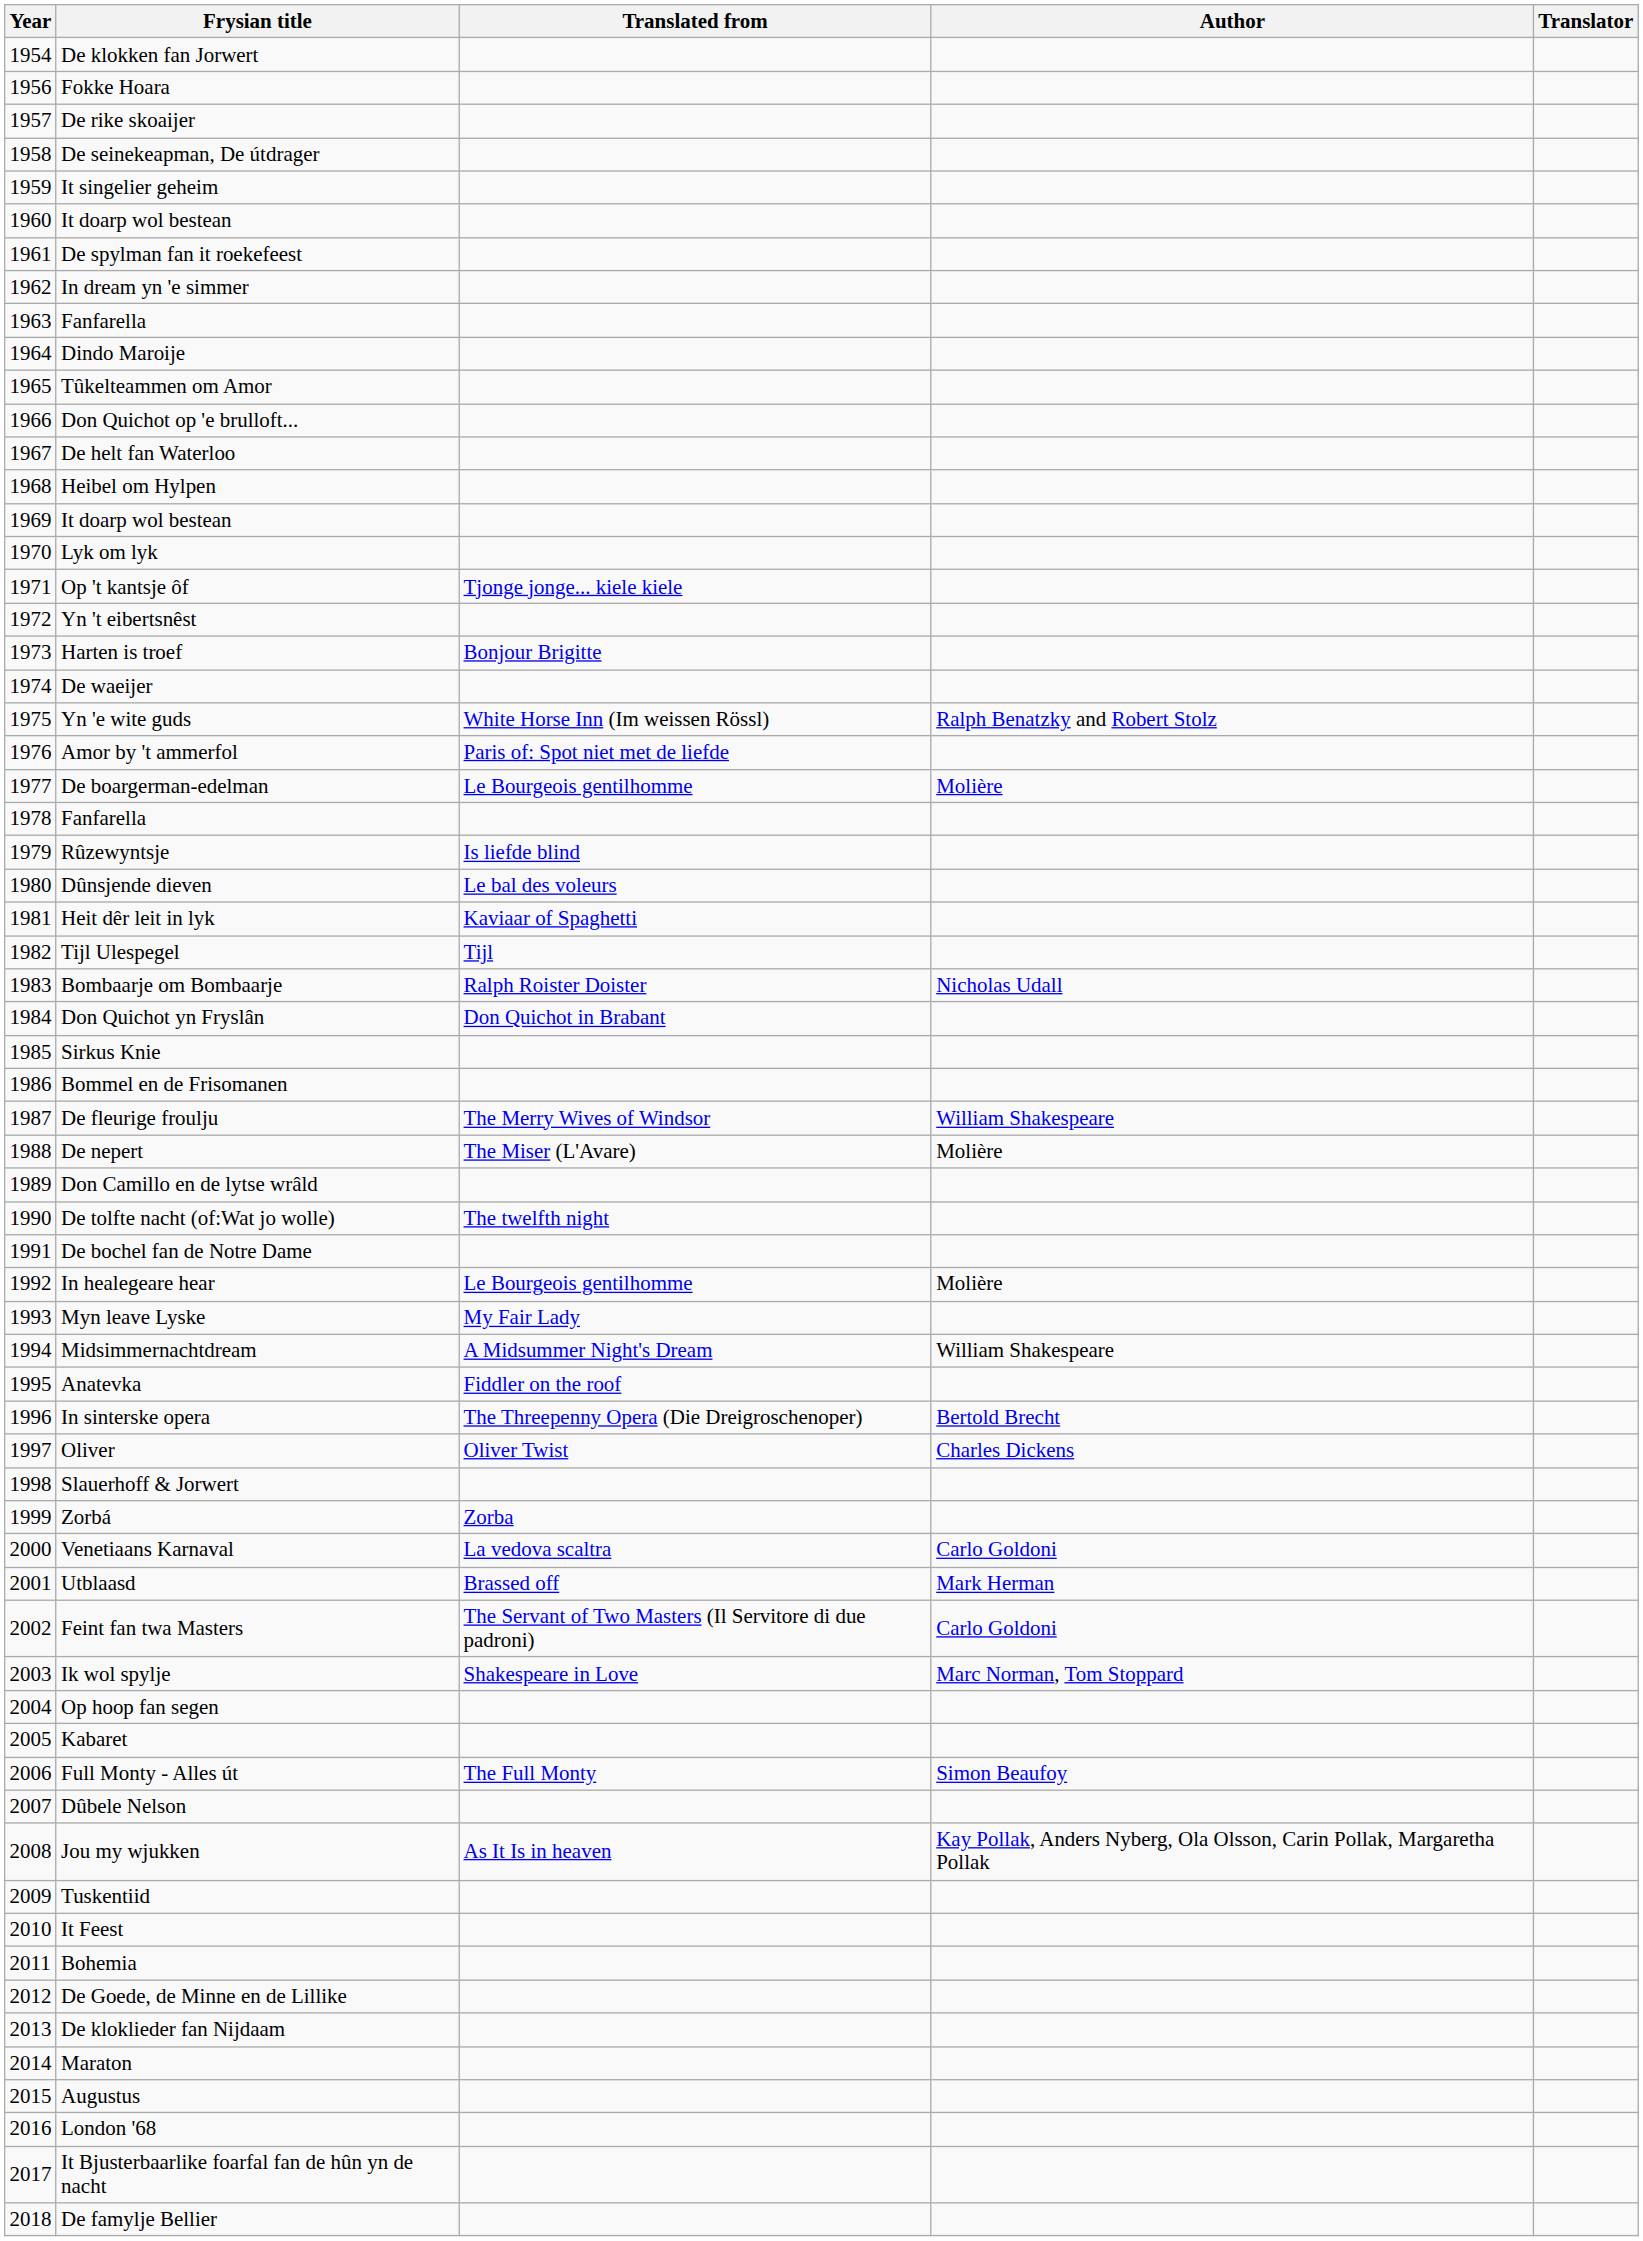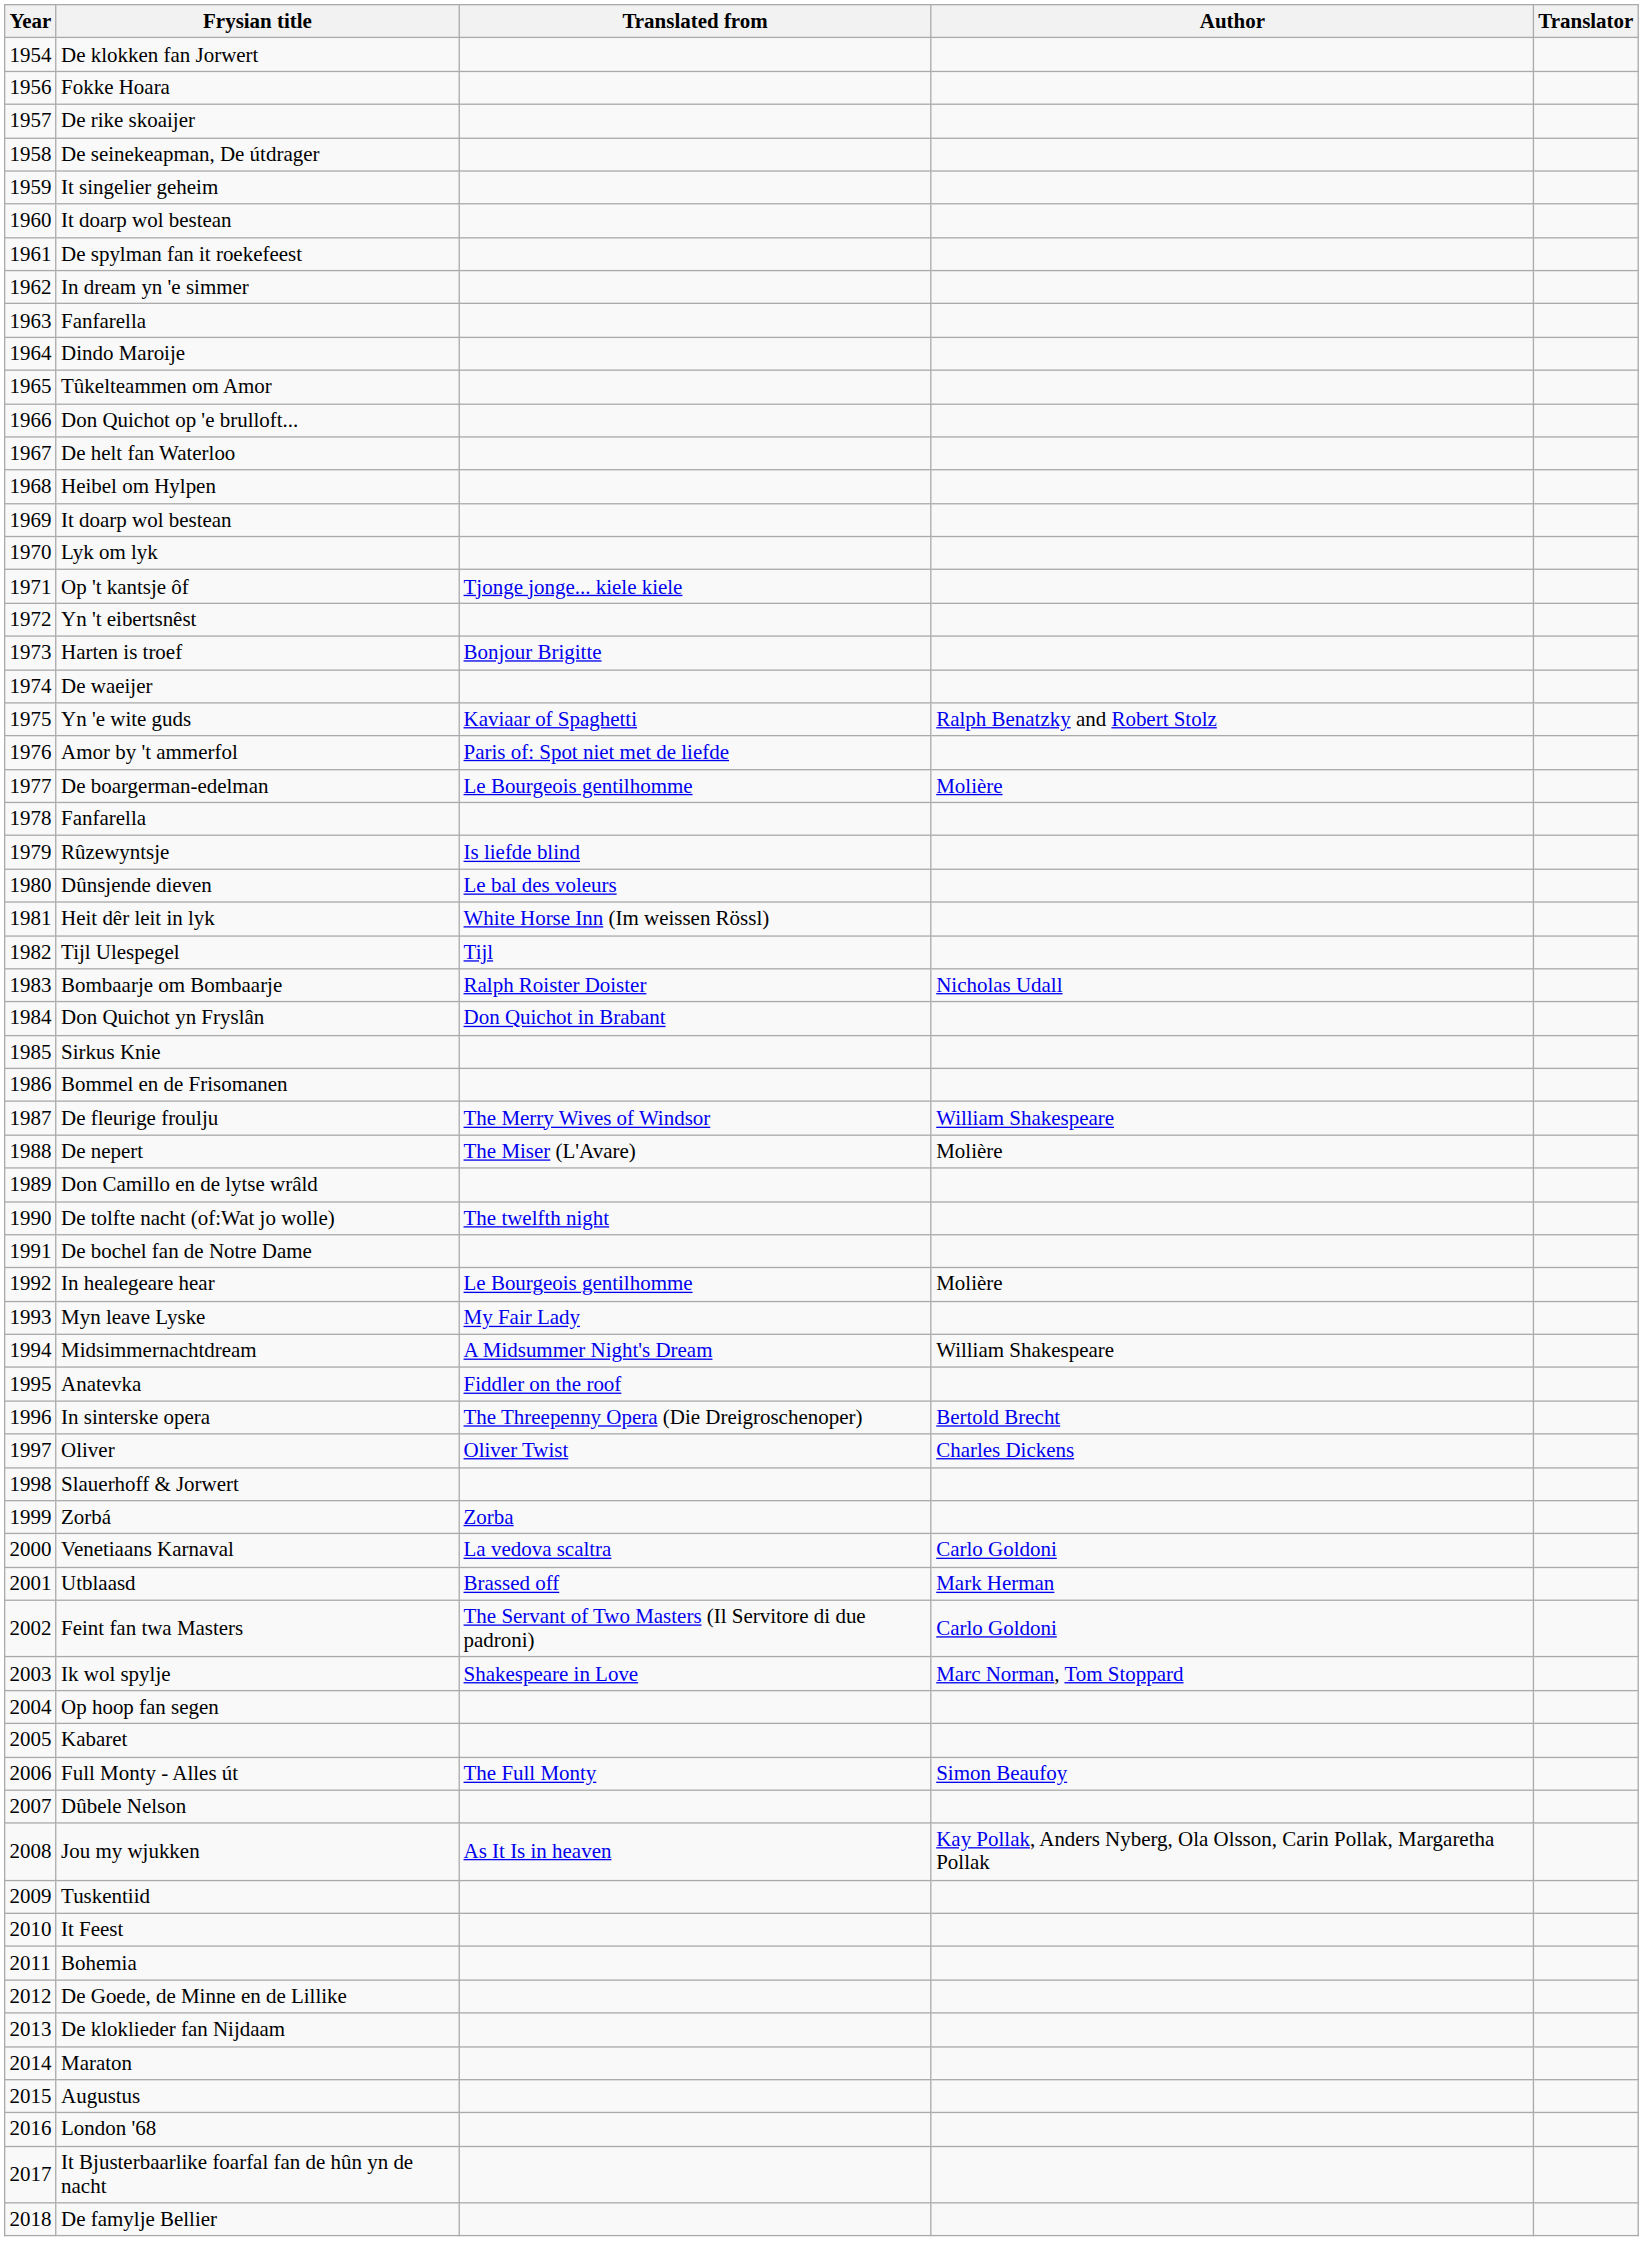(616, 719) White Horse Inn (Im weissen Rössl) -> (550, 719) Kaviaar of Spaghetti
(550, 918) Kaviaar of Spaghetti -> (616, 918) White Horse Inn (Im weissen Rössl)
